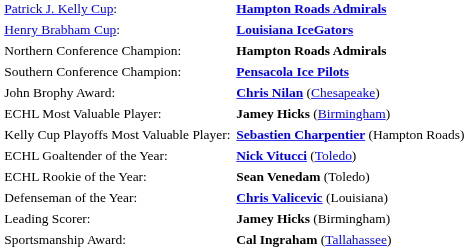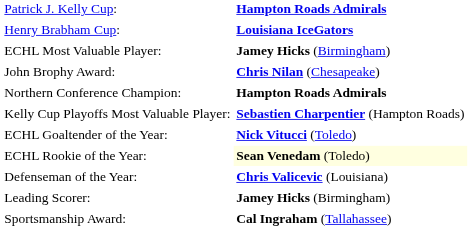rows swapped: (93, 50) <-> (83, 113)
- row: (93, 72)
(303, 176) no background -> (303, 156) lightyellow background
